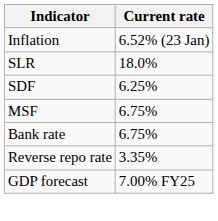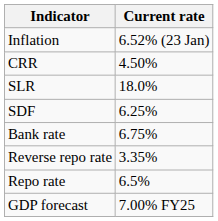+ row: (23, 63)
- row: (23, 110)
+ row: (37, 181)
